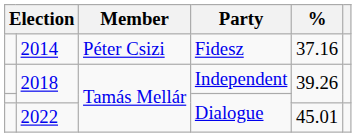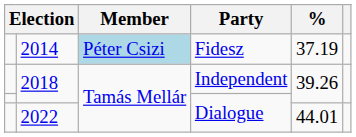(124, 49) no background -> (124, 49) lightblue background
(317, 49) 37.16 -> (317, 49) 37.19
(317, 117) 45.01 -> (317, 117) 44.01
